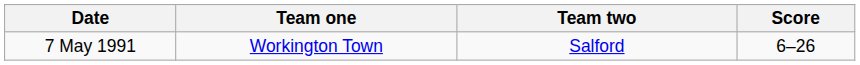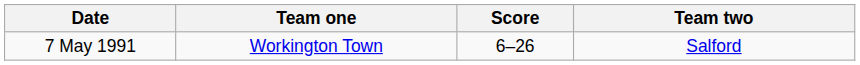columns swapped: (796, 18) <-> (597, 18)
